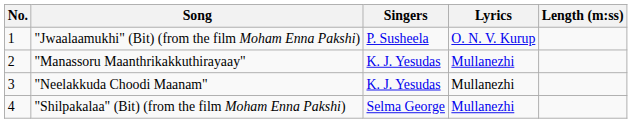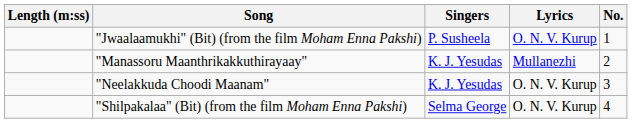columns swapped: (18, 16) <-> (583, 16)
(483, 84) Mullanezhi -> (555, 84) O. N. V. Kurup
(483, 107) Mullanezhi -> (555, 107) O. N. V. Kurup
